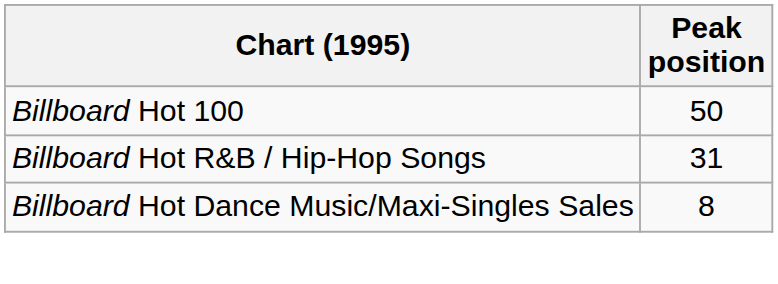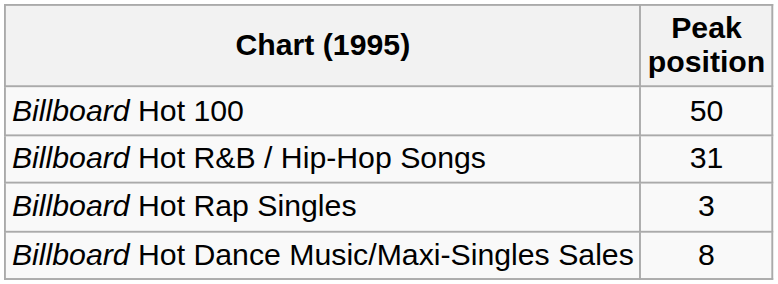+ row: (184, 206)
